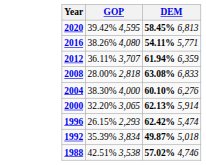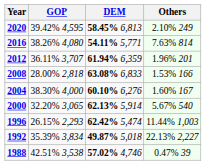+ column: (172, 12)
